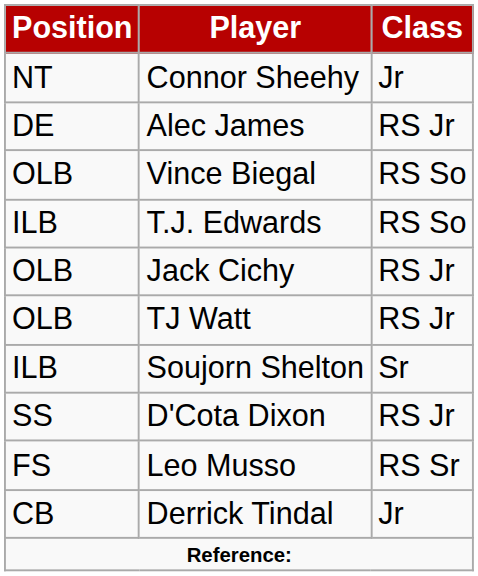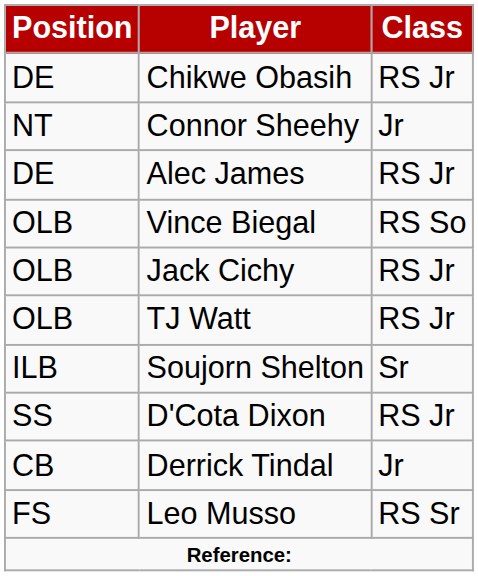+ row: (249, 77)
- row: (234, 222)
rows swapped: (221, 464) <-> (240, 513)
